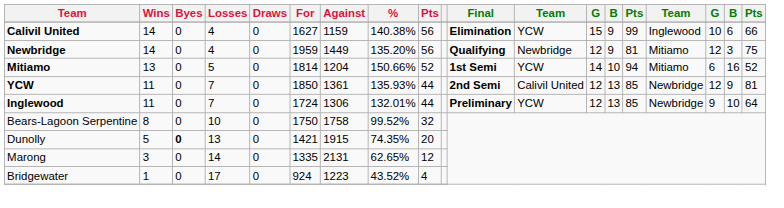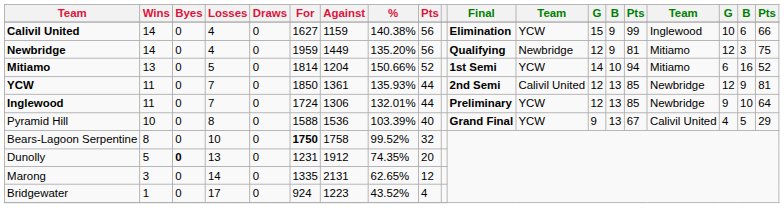+ row: (38, 121)
(305, 121) normal -> (305, 139) bold
(305, 139) 1421 -> (305, 157) 1231
(336, 139) 1915 -> (336, 157) 1912
